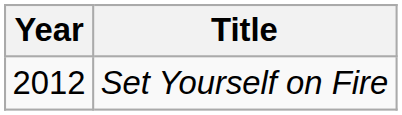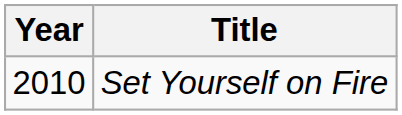(49, 82) 2012 -> (49, 82) 2010
